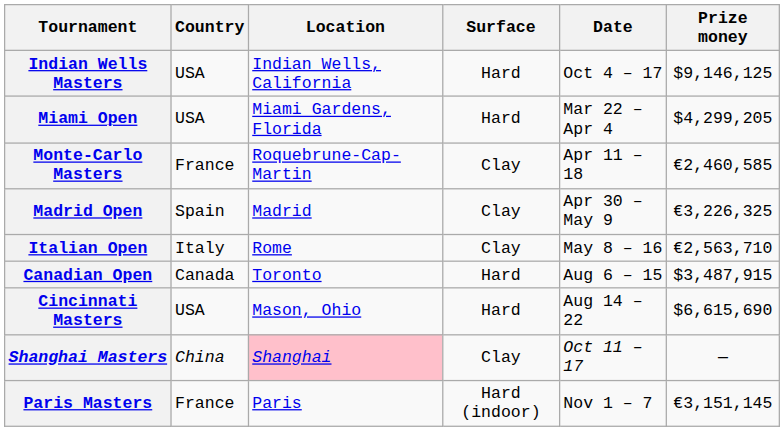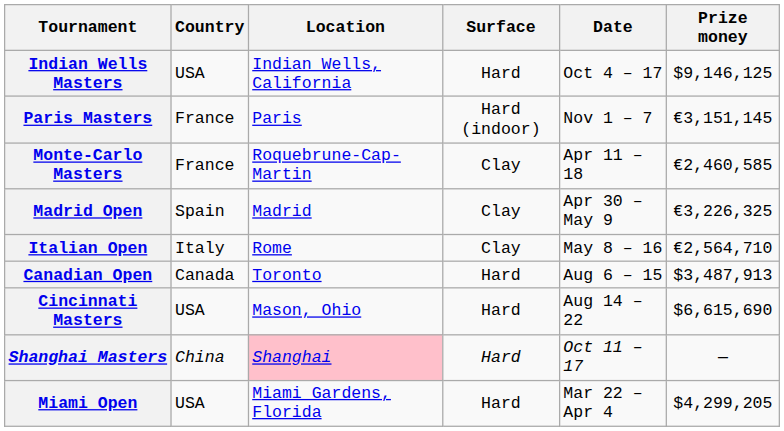rows swapped: (88, 120) <-> (88, 403)
(723, 248) €2,563,710 -> (723, 248) €2,564,710
(723, 275) $3,487,915 -> (723, 275) $3,487,913
(501, 357) Clay -> (501, 357) Hard
